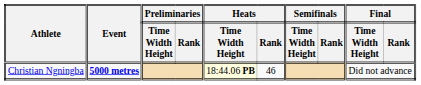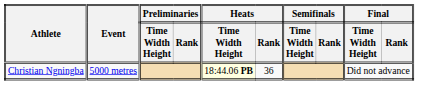(114, 71) bold -> (113, 71) normal
(271, 71) 46 -> (269, 71) 36
